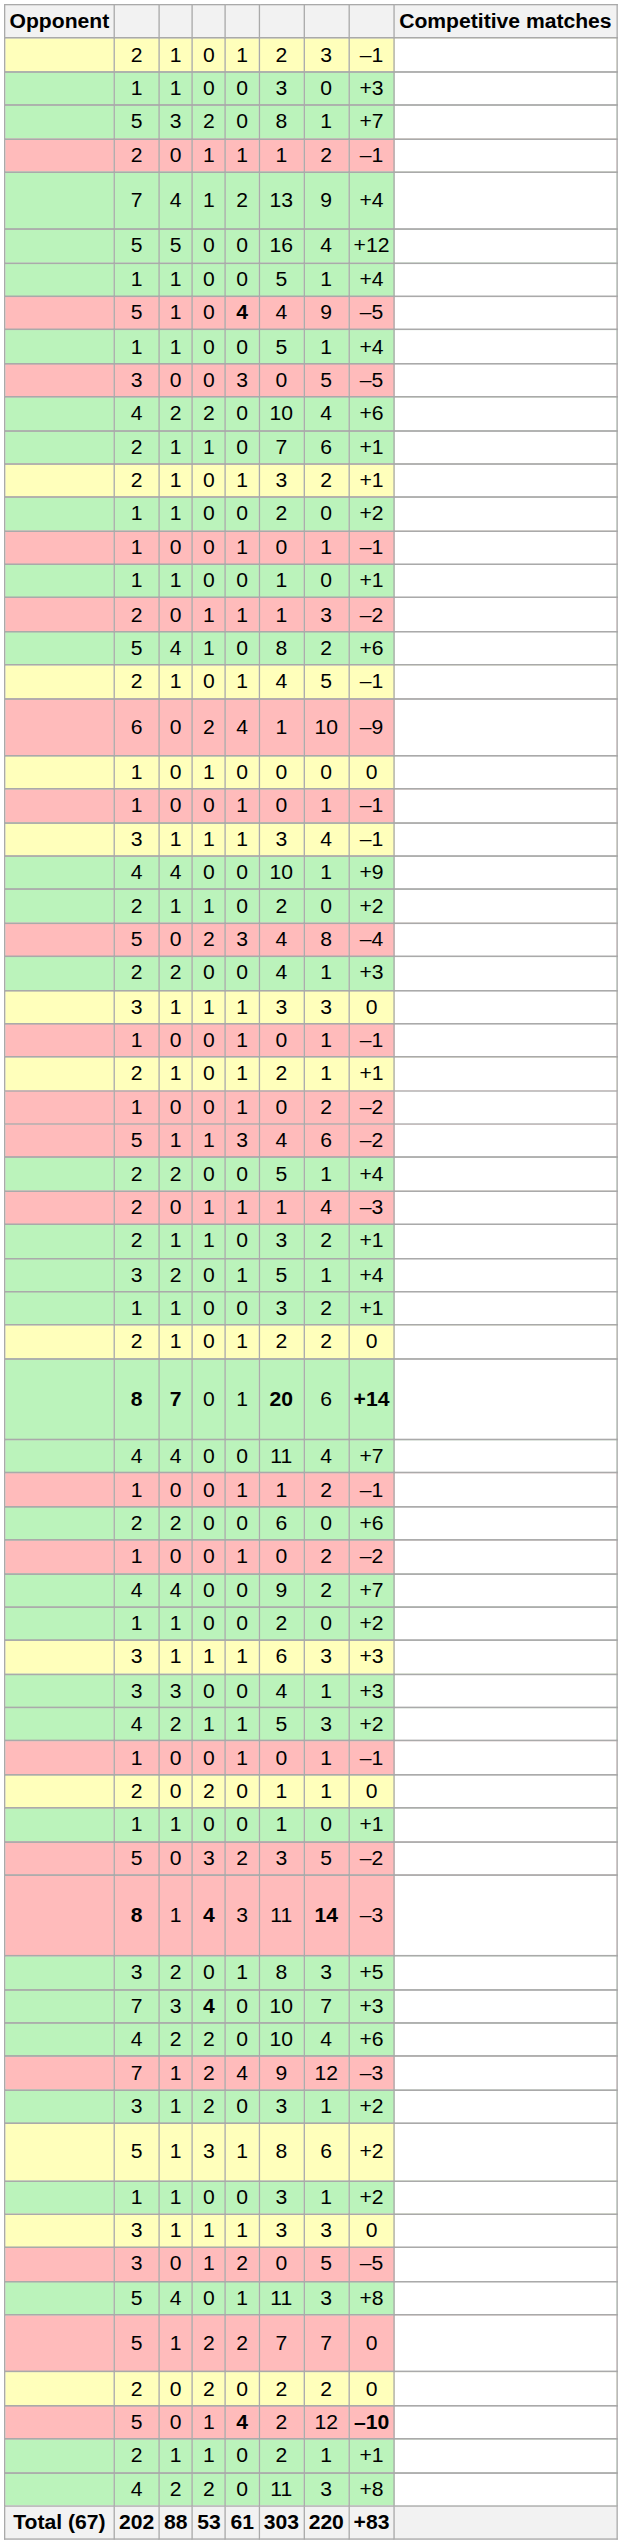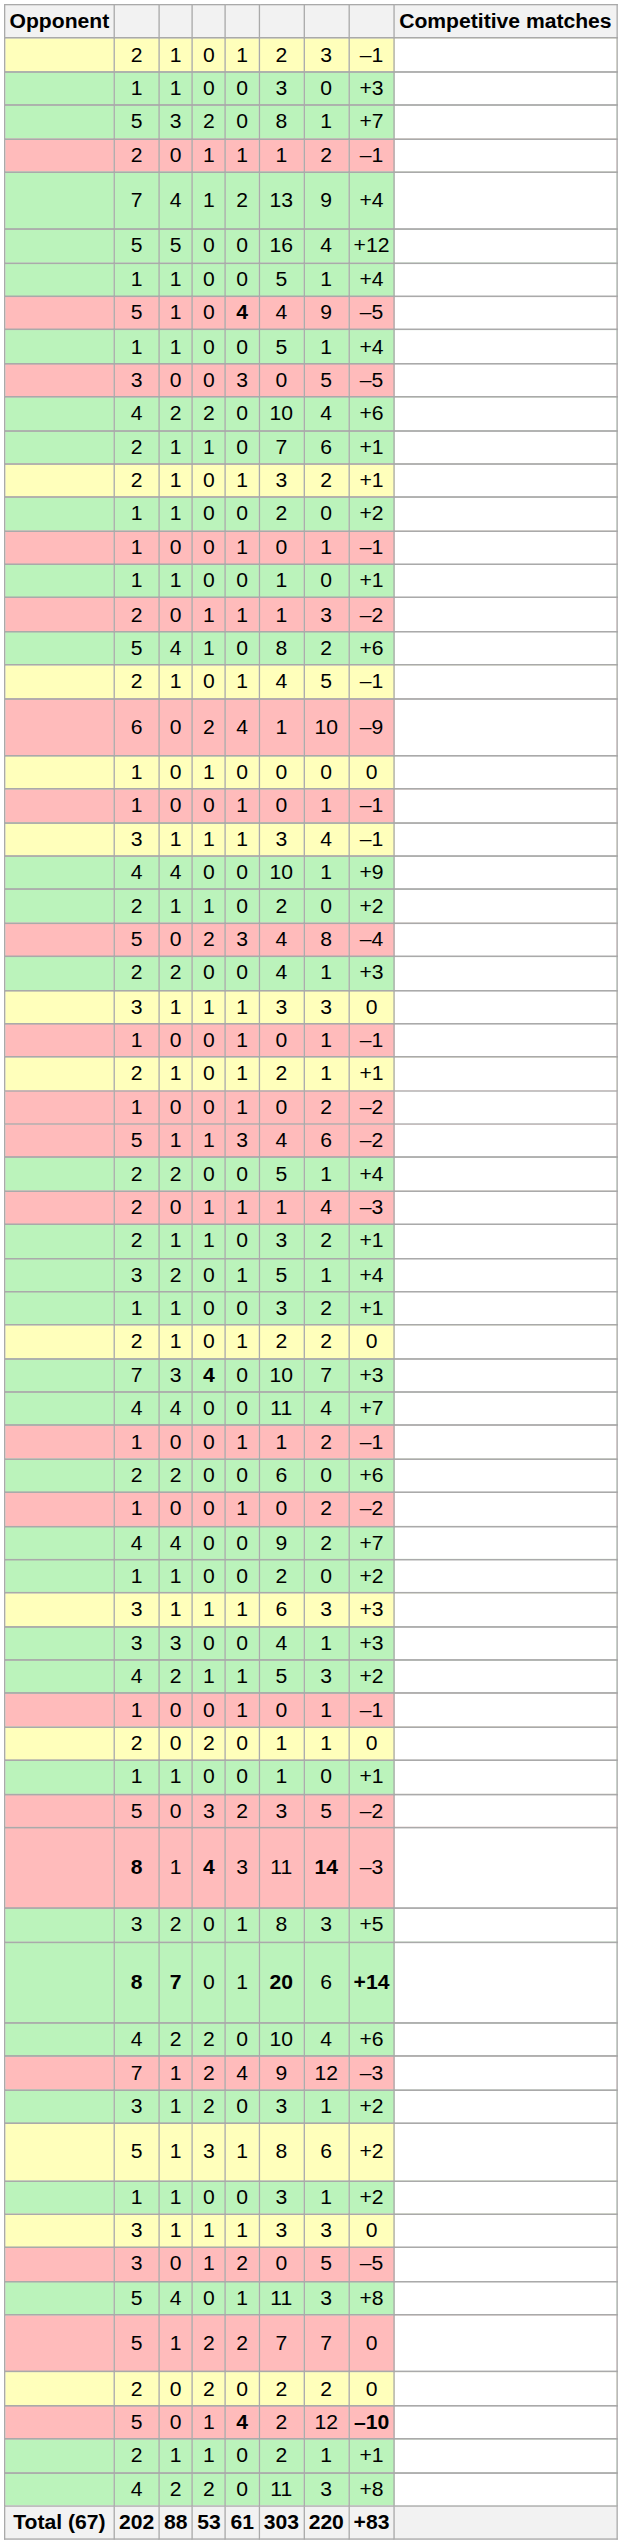rows swapped: (137, 1398) <-> (137, 2006)
